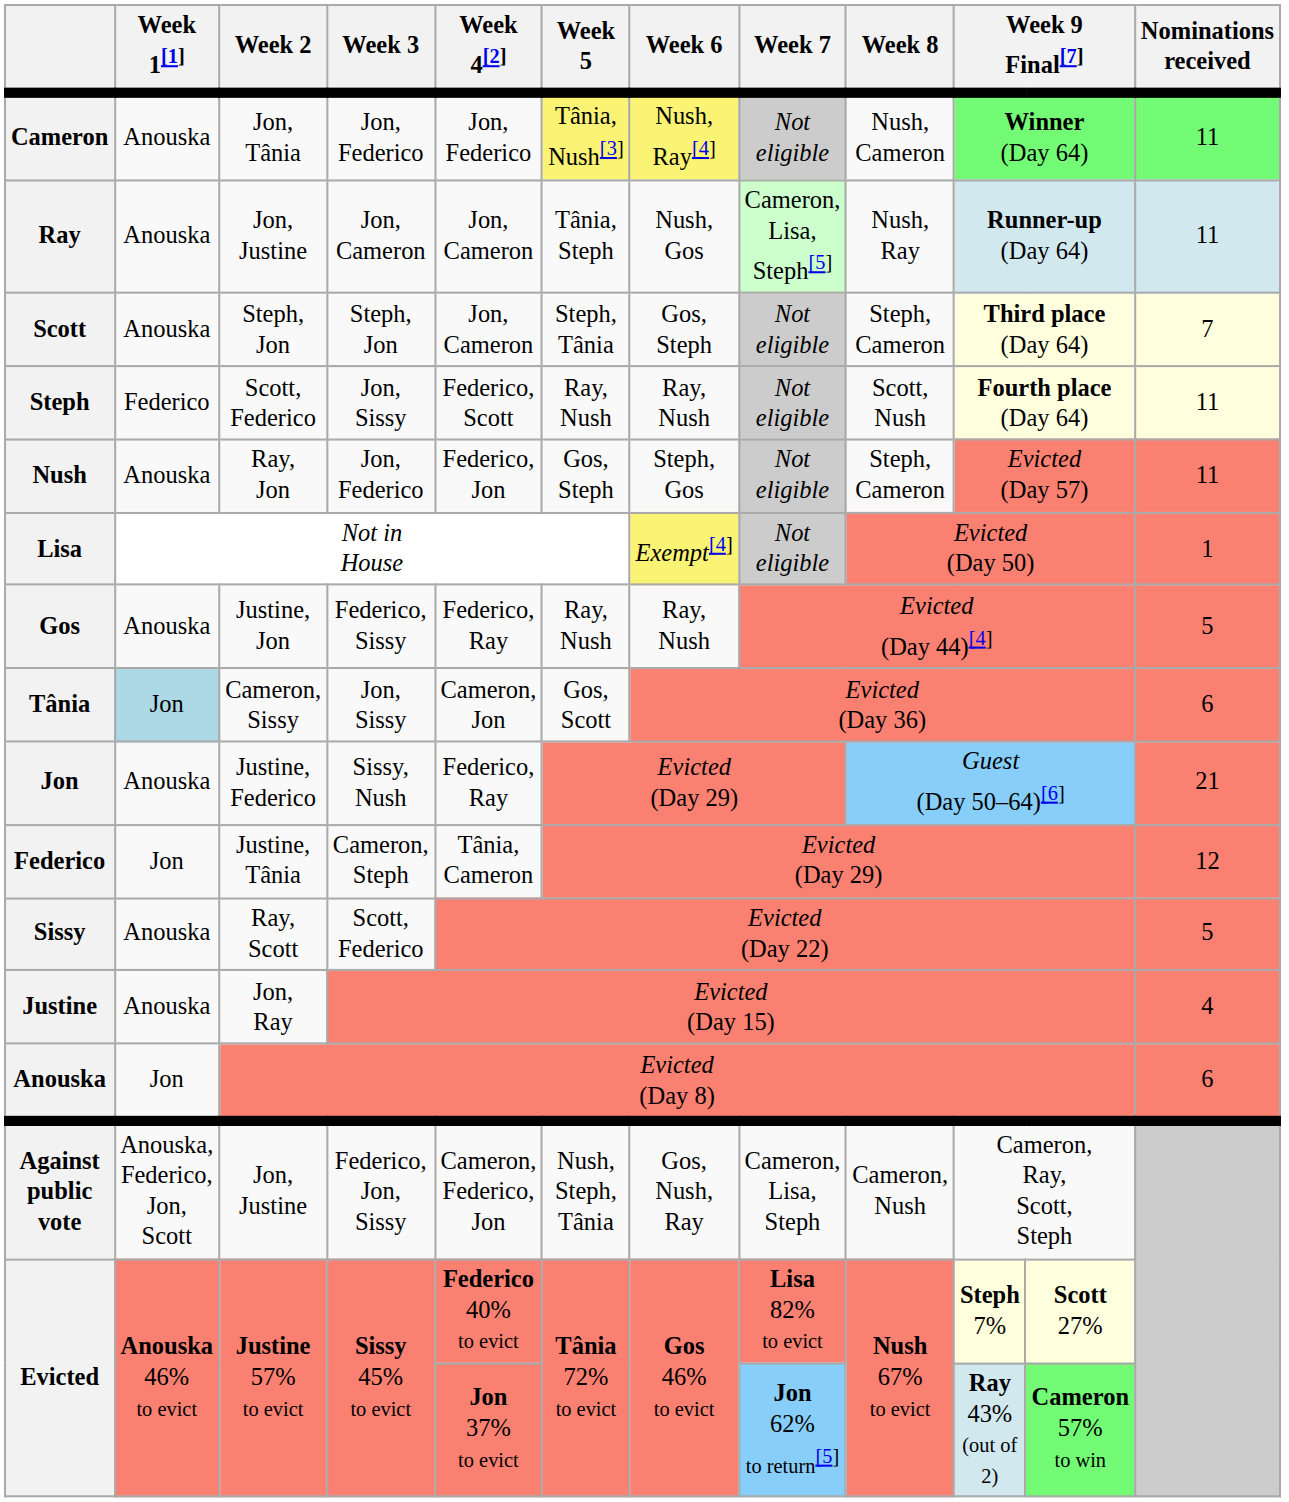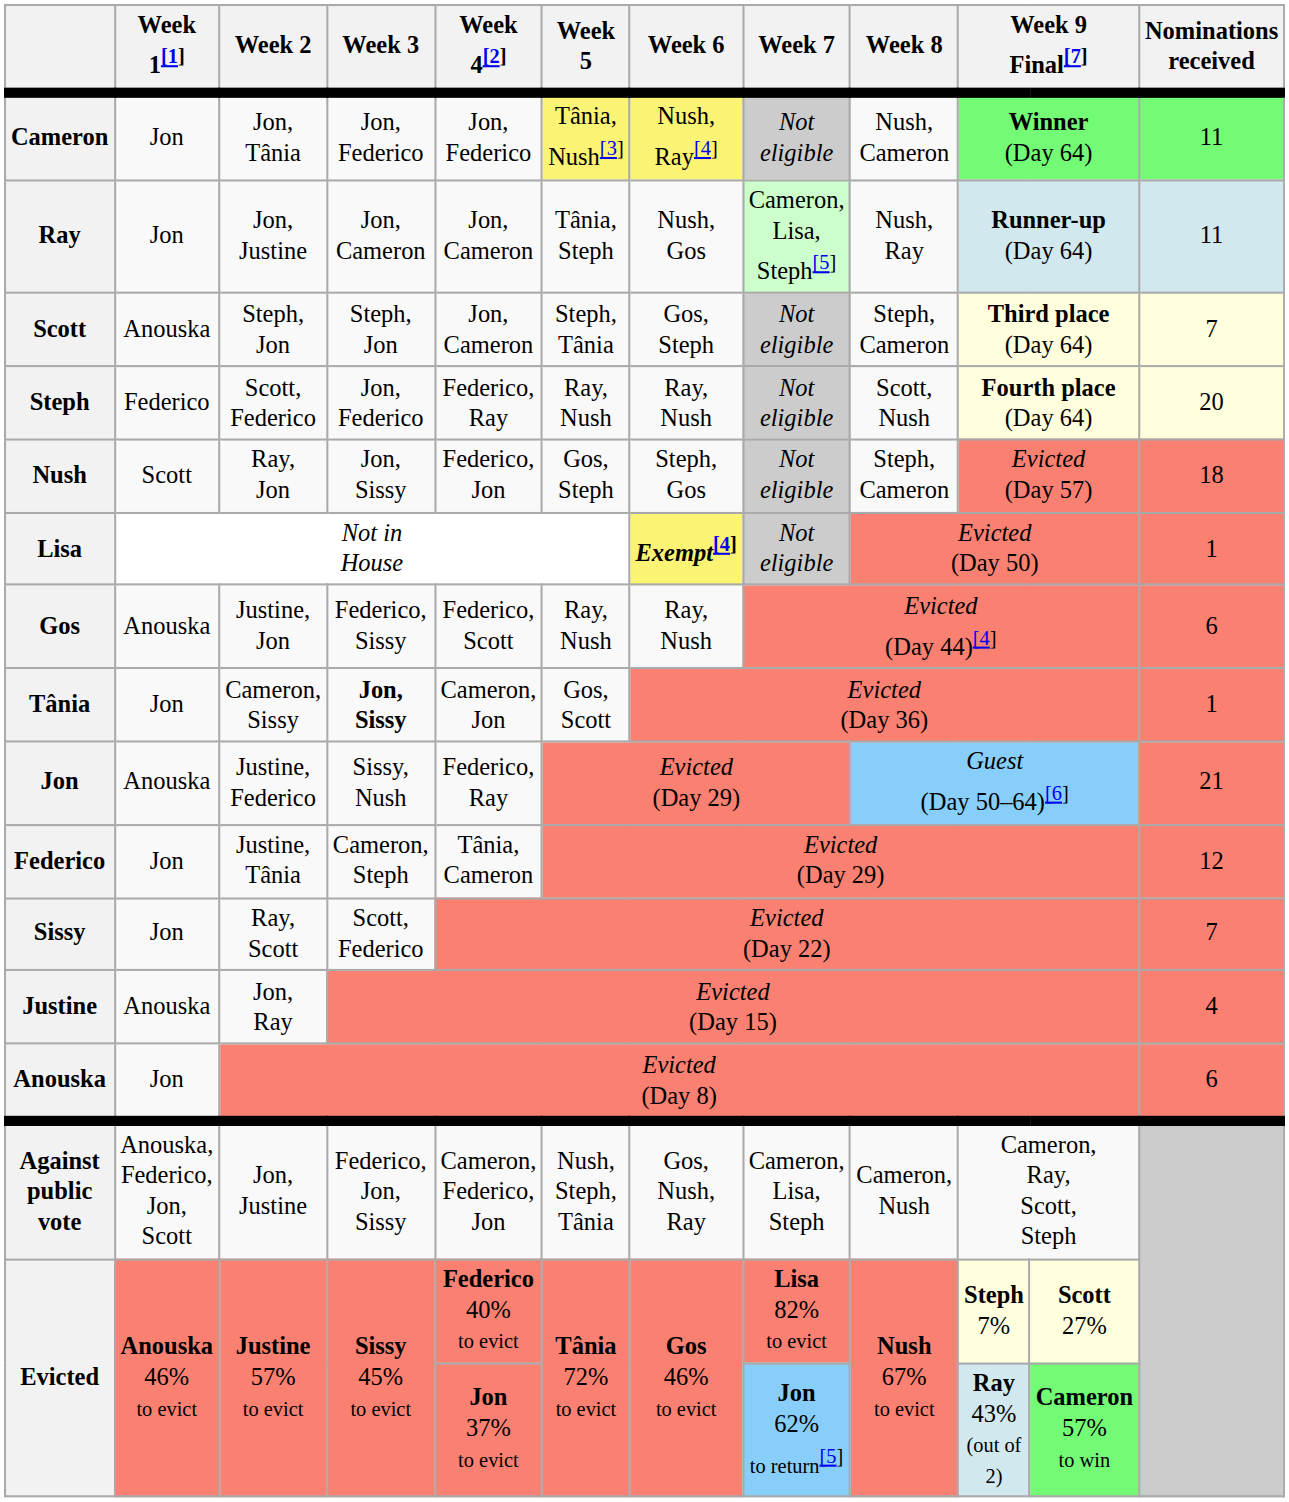(167, 137) Anouska -> (167, 137) Jon
(167, 235) Anouska -> (167, 235) Jon
(381, 402) Jon, Sissy -> (381, 402) Jon, Federico
(488, 402) Federico, Scott -> (488, 402) Federico, Ray
(1207, 402) 11 -> (1212, 402) 20
(167, 475) Anouska -> (167, 475) Scott
(381, 475) Jon, Federico -> (381, 475) Jon, Sissy
(1207, 475) 11 -> (1212, 475) 18
(684, 550) normal -> (686, 550) bold
(488, 626) Federico, Ray -> (488, 626) Federico, Scott
(1207, 626) 5 -> (1212, 626) 6
(167, 704) lightblue background -> (167, 704) no background
(381, 704) normal -> (381, 704) bold
(1207, 704) 6 -> (1212, 704) 1
(167, 933) Anouska -> (167, 933) Jon
(1207, 933) 5 -> (1212, 933) 7
